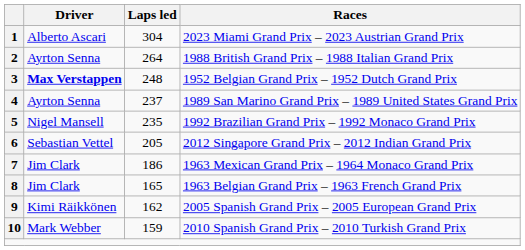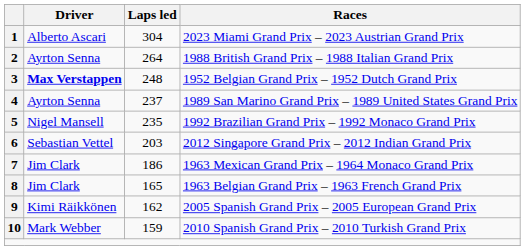(152, 143) 205 -> (152, 143) 203
